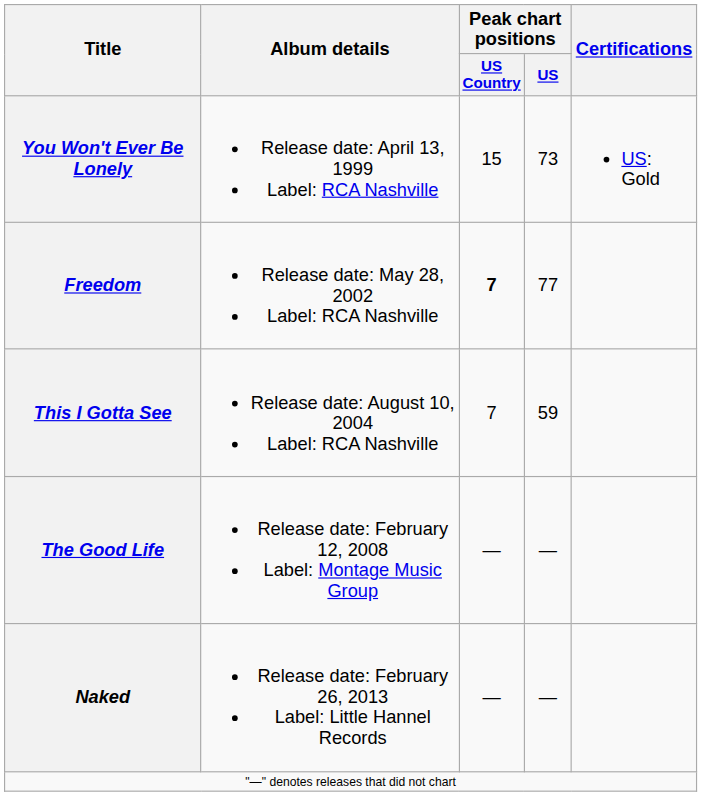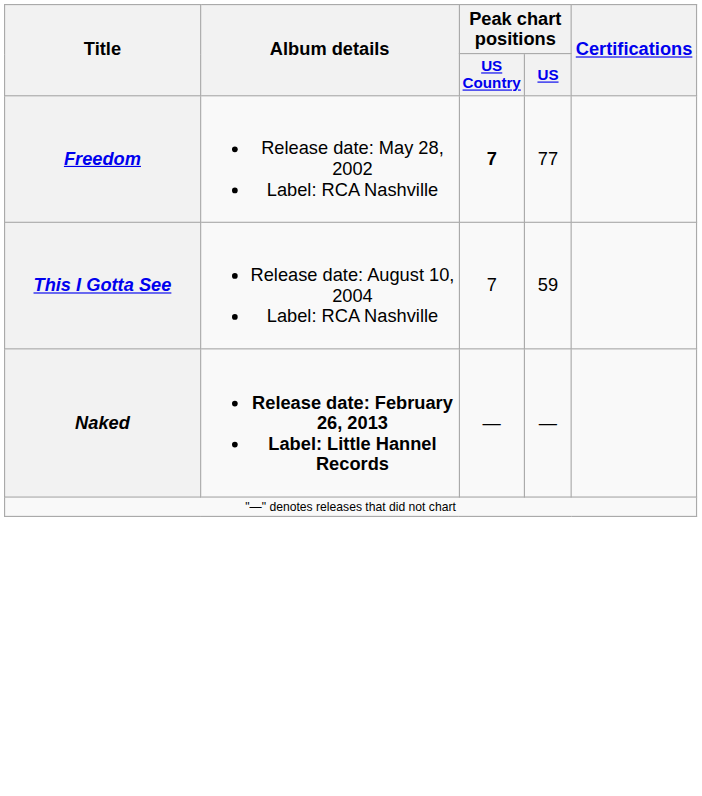- row: (103, 158)
- row: (103, 549)
(330, 708) normal -> (330, 433) bold
